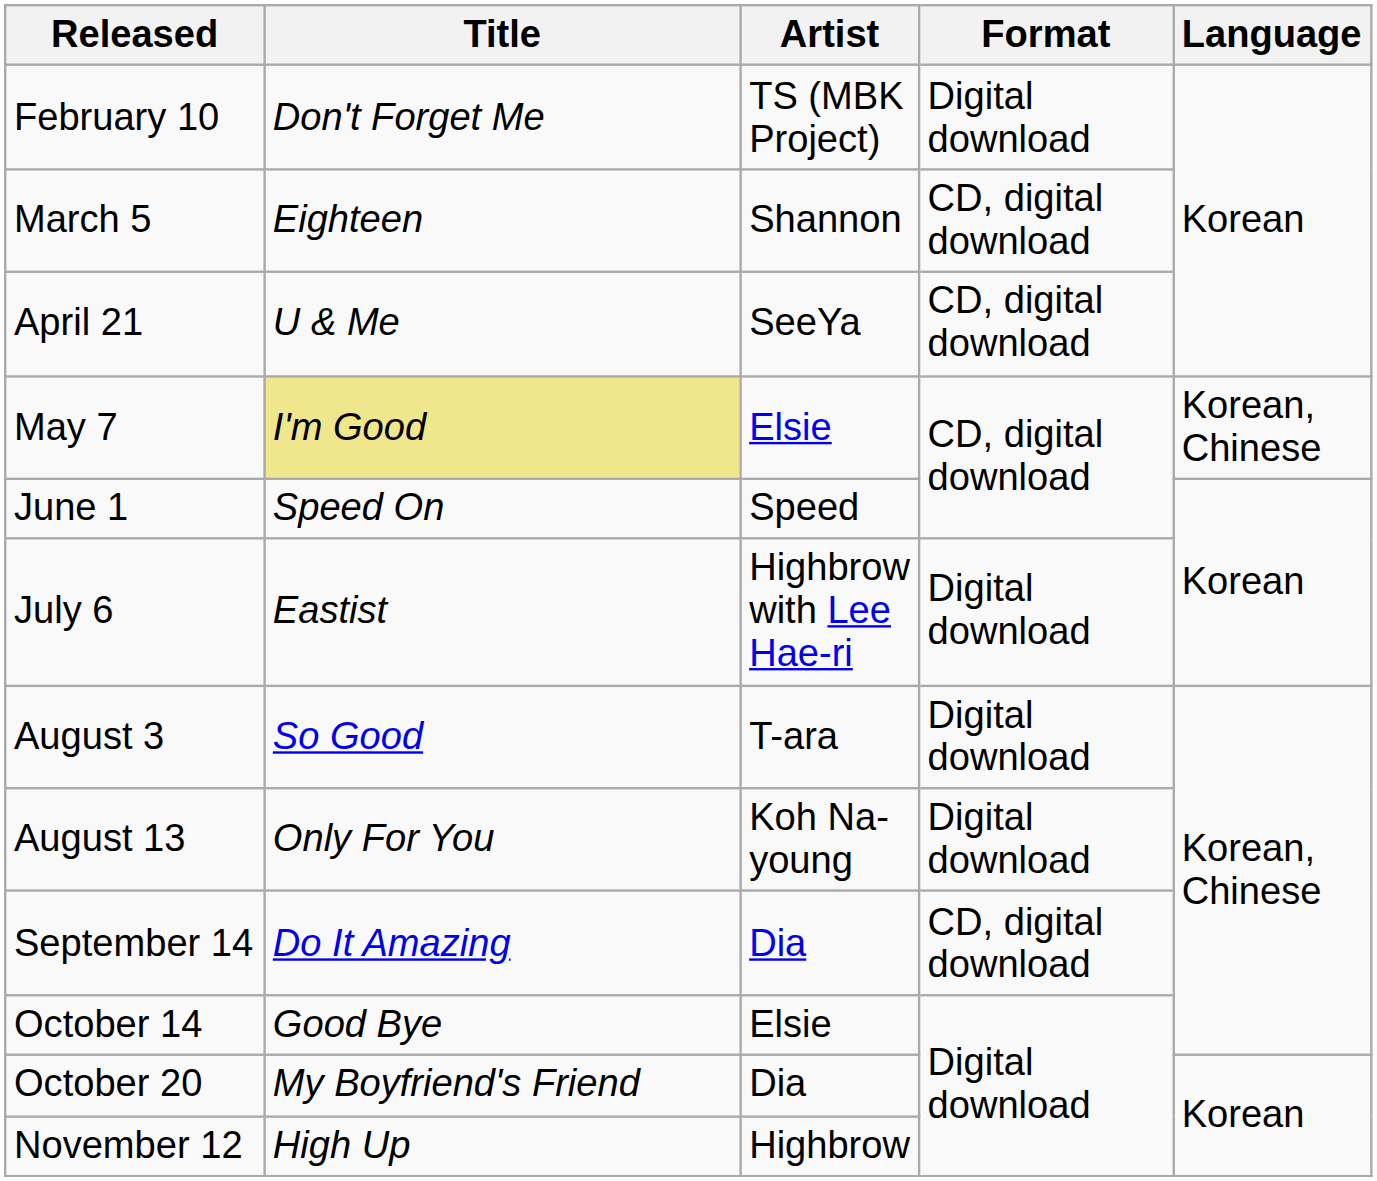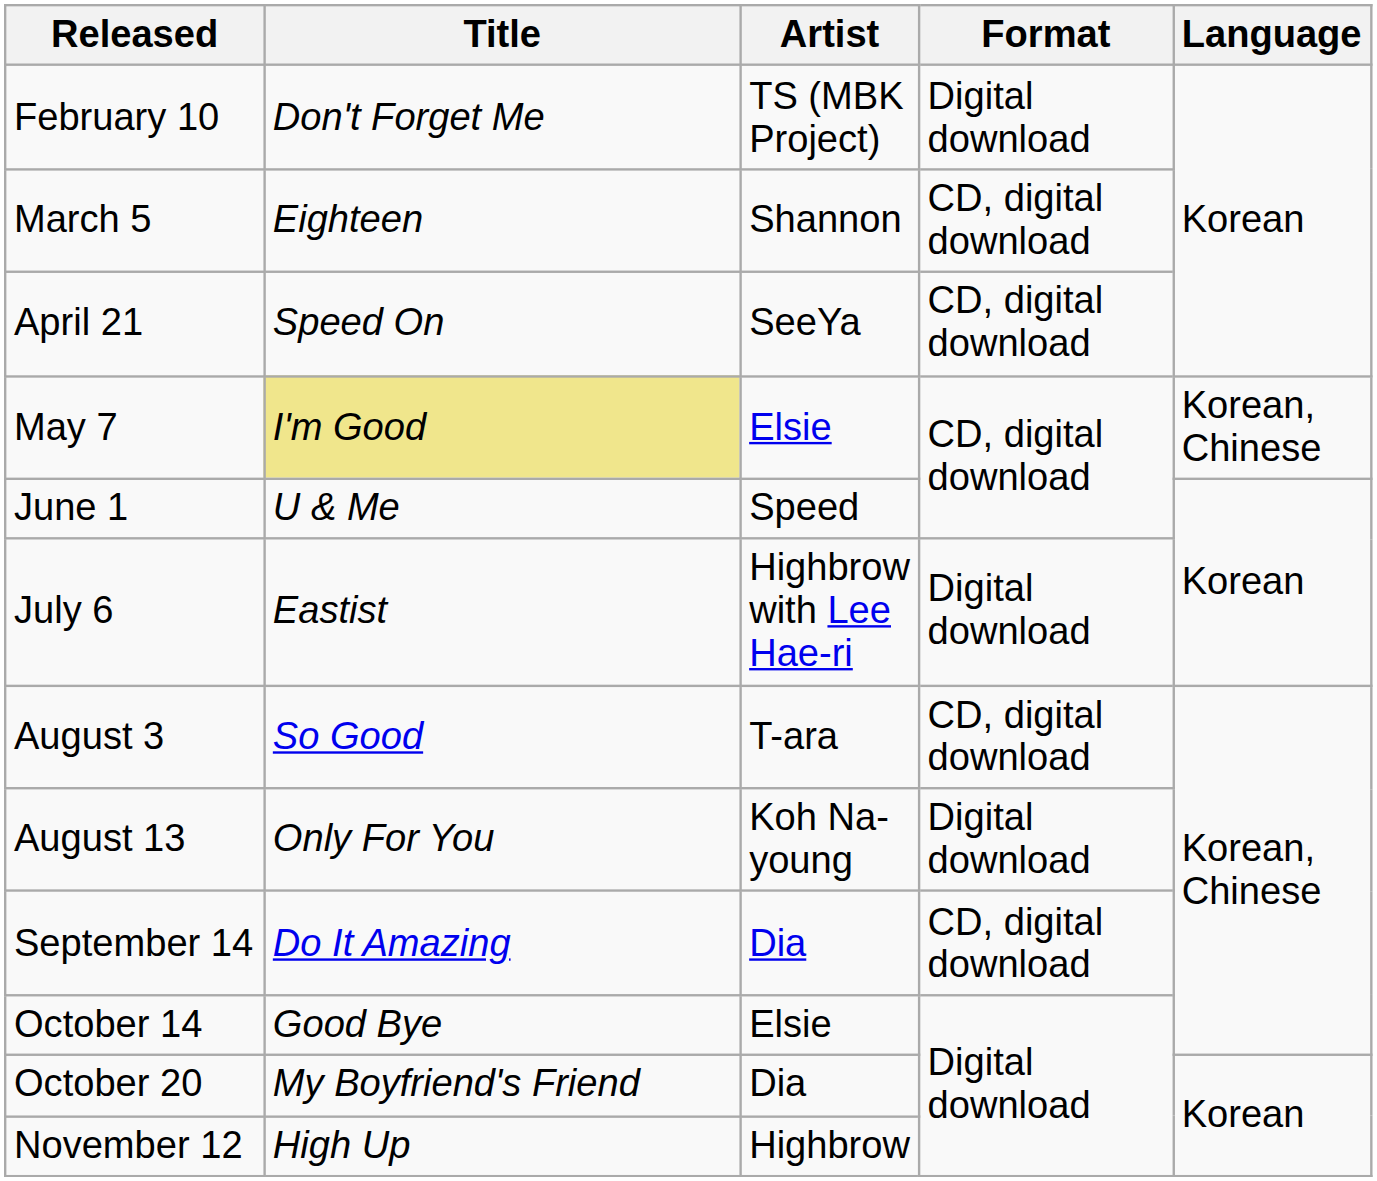(336, 322) U & Me -> (359, 322) Speed On
(359, 508) Speed On -> (336, 508) U & Me
(1009, 735) Digital download -> (1015, 735) CD, digital download
